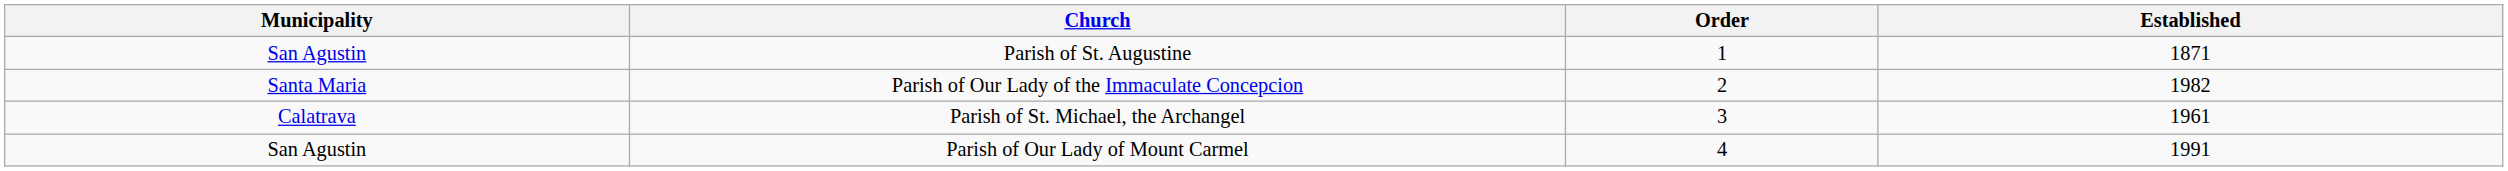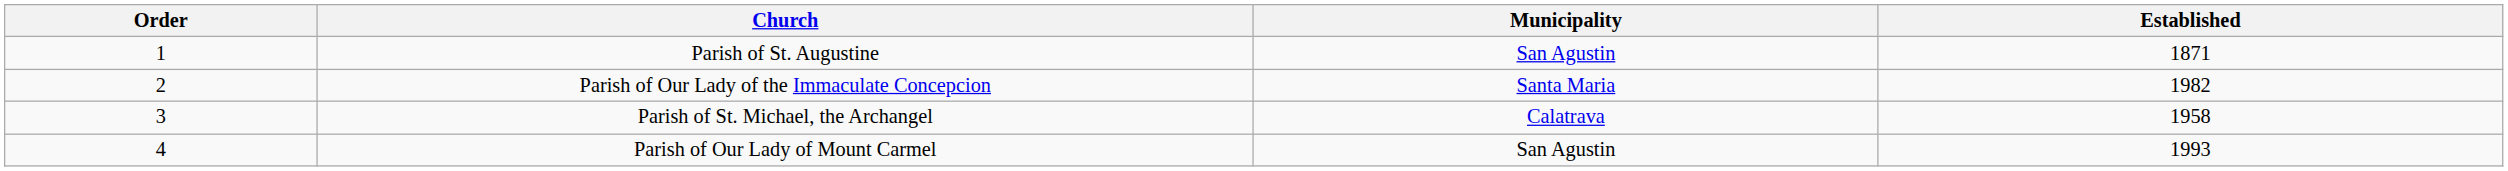columns swapped: (1722, 20) <-> (317, 20)
(2190, 117) 1961 -> (2190, 117) 1958
(2190, 149) 1991 -> (2190, 149) 1993
